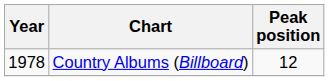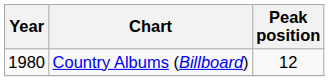(27, 62) 1978 -> (27, 62) 1980
